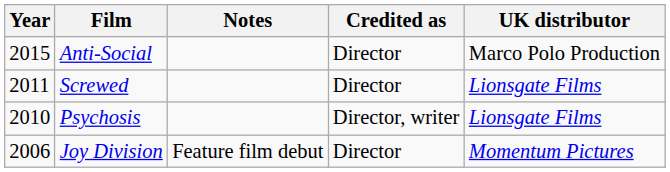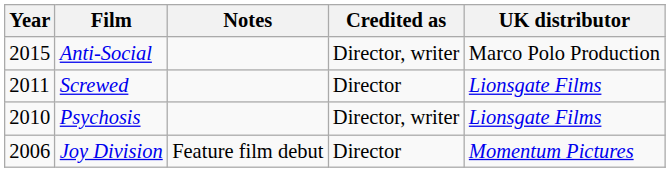(367, 53) Director -> (396, 53) Director, writer
